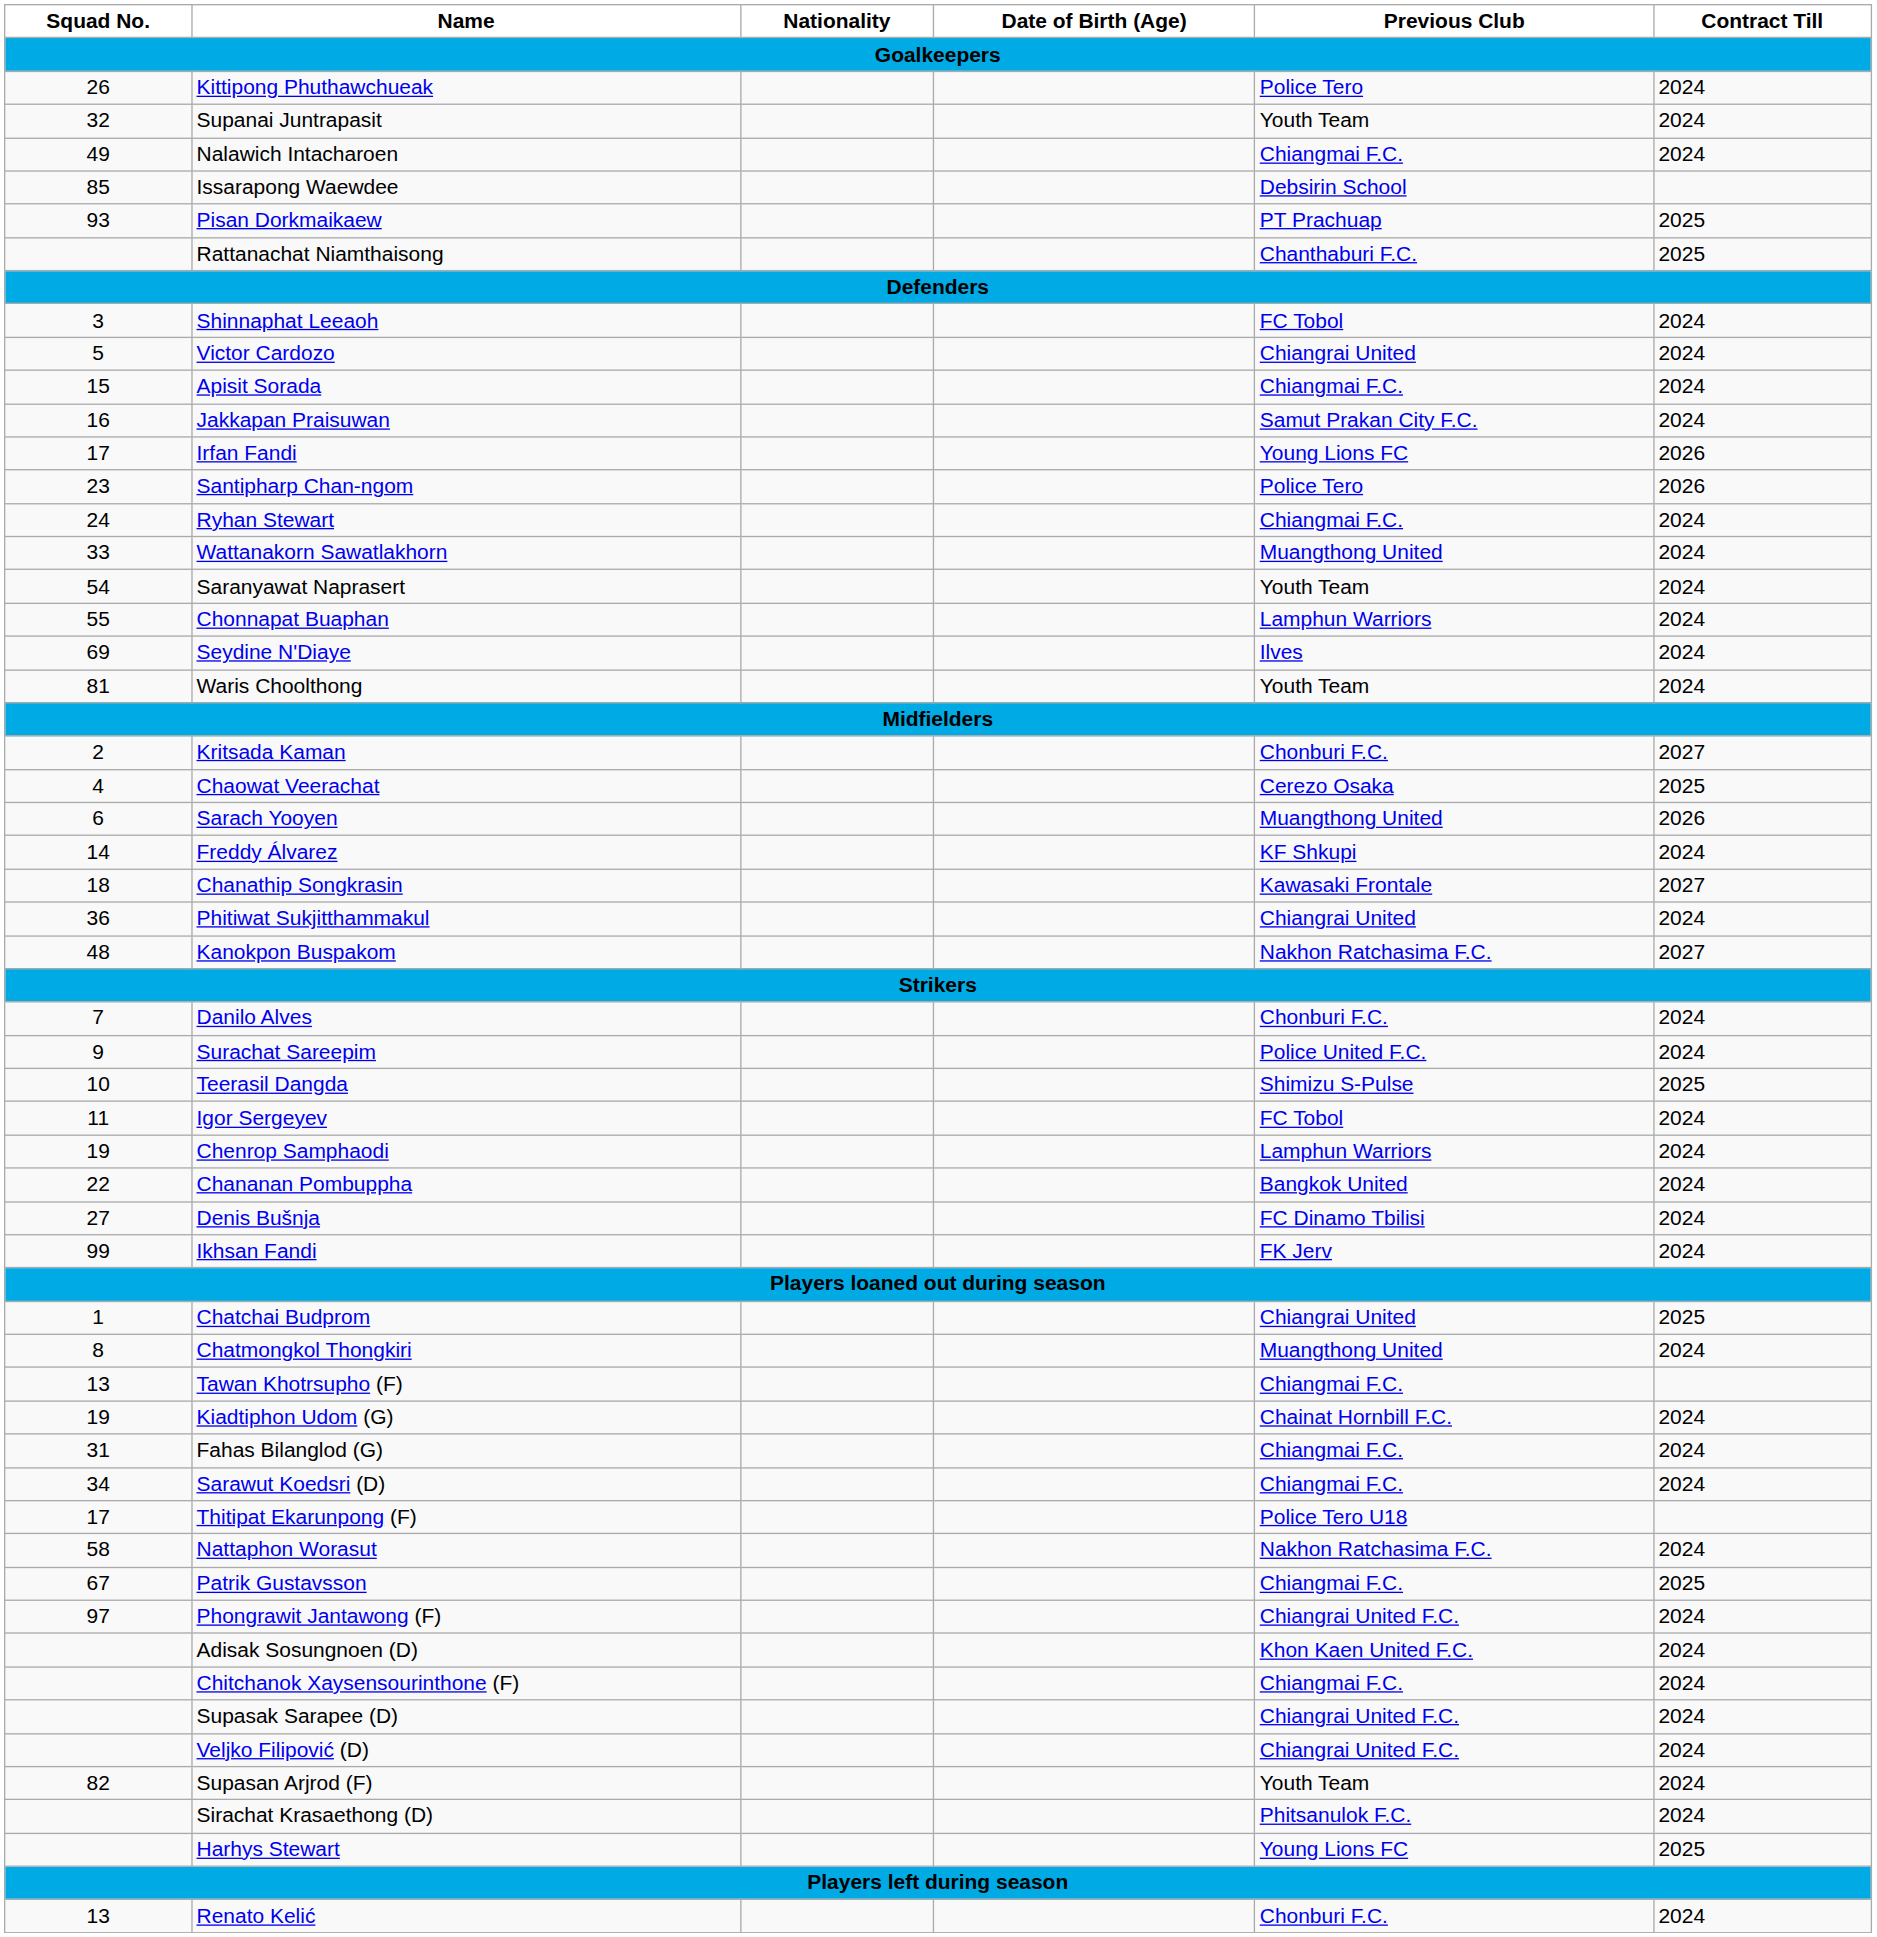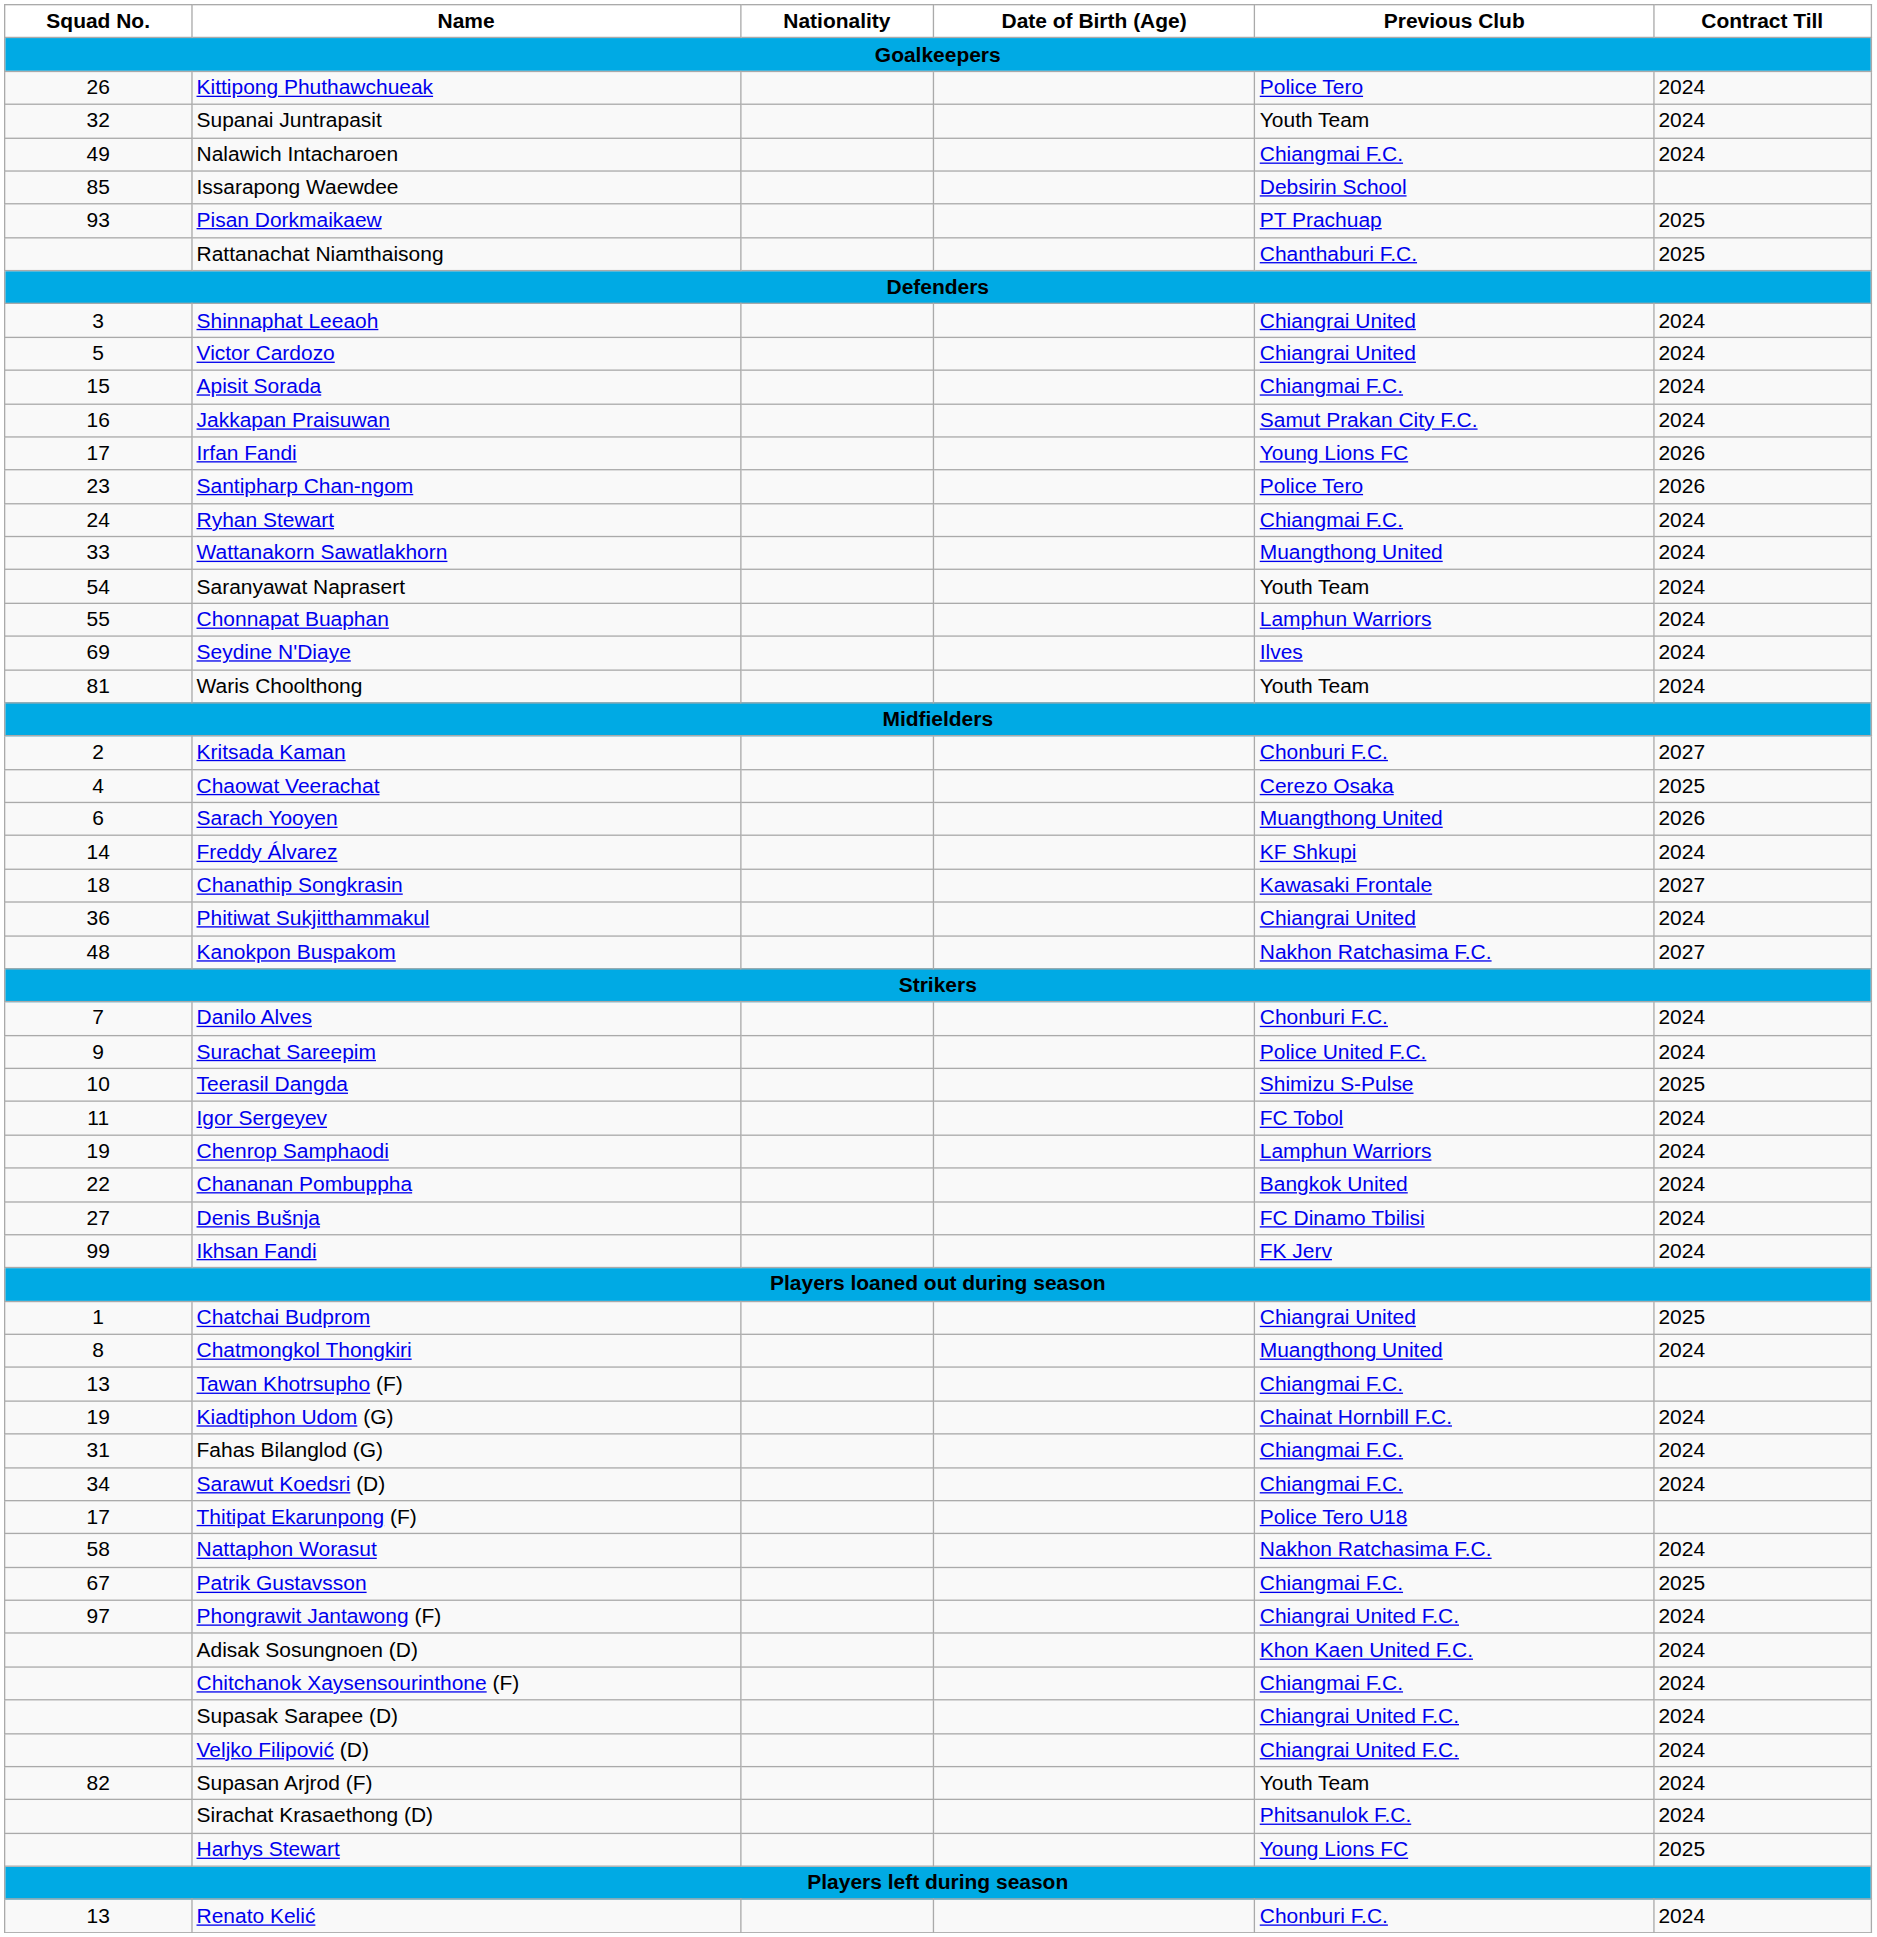(1302, 320) FC Tobol -> (1338, 320) Chiangrai United
